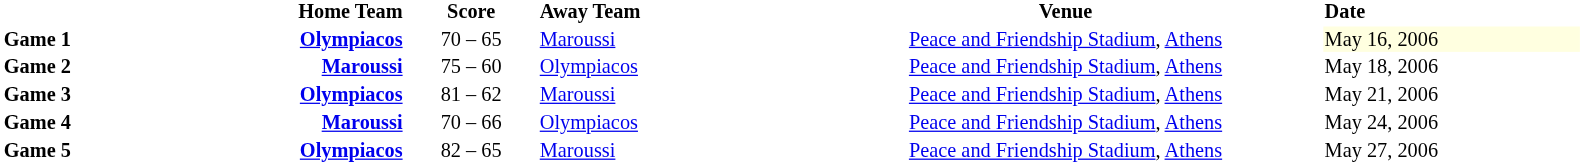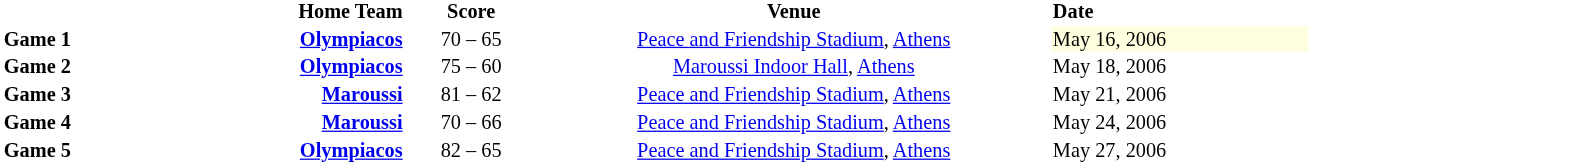- column: (590, 11)
(362, 66) Maroussi -> (351, 66) Olympiacos
(1066, 66) Peace and Friendship Stadium, Athens -> (794, 66) Maroussi Indoor Hall, Athens
(351, 94) Olympiacos -> (362, 94) Maroussi
